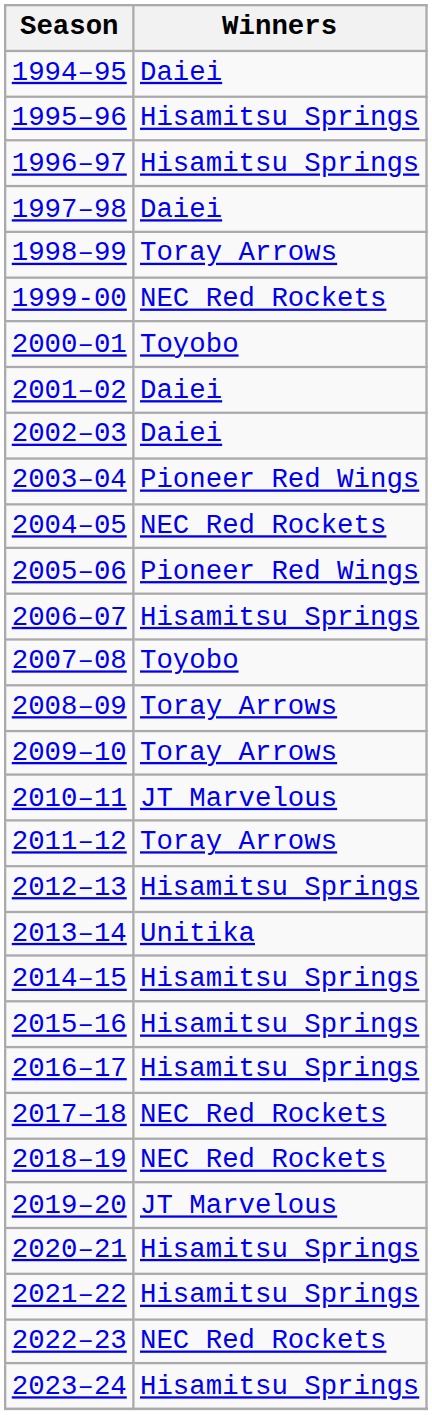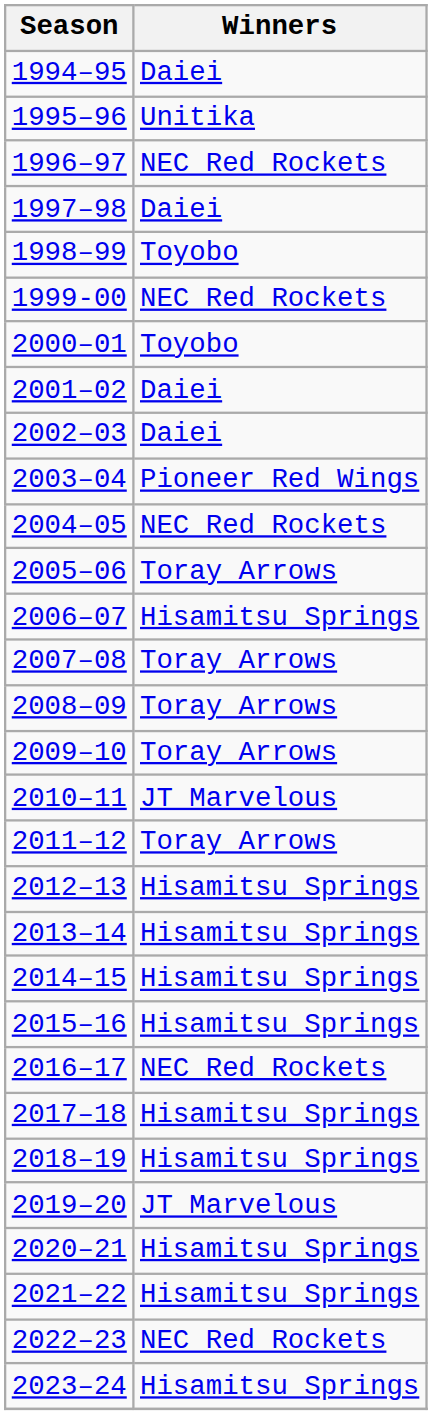(280, 118) Hisamitsu Springs -> (198, 118) Unitika
(280, 164) Hisamitsu Springs -> (263, 164) NEC Red Rockets
(239, 254) Toray Arrows -> (189, 254) Toyobo
(280, 571) Pioneer Red Wings -> (239, 571) Toray Arrows
(189, 662) Toyobo -> (239, 662) Toray Arrows
(198, 934) Unitika -> (280, 934) Hisamitsu Springs
(280, 1070) Hisamitsu Springs -> (263, 1070) NEC Red Rockets
(263, 1115) NEC Red Rockets -> (280, 1115) Hisamitsu Springs
(263, 1160) NEC Red Rockets -> (280, 1160) Hisamitsu Springs
